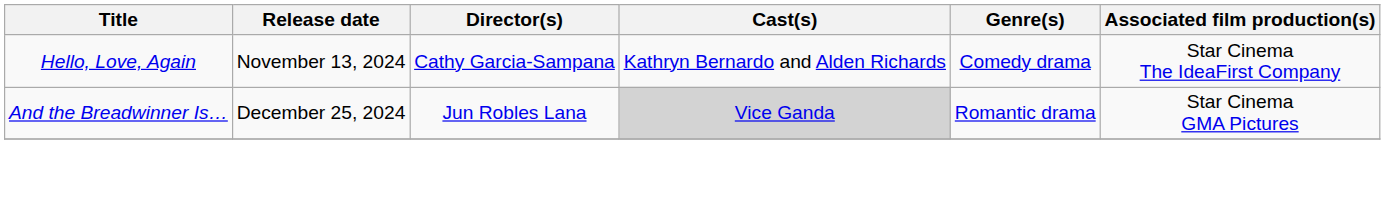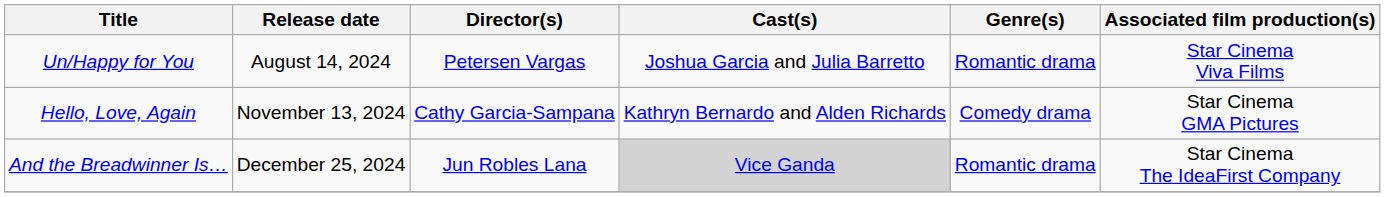+ row: (118, 60)
(1240, 60) Star Cinema The IdeaFirst Company -> (1240, 113) Star Cinema GMA Pictures
(1240, 113) Star Cinema GMA Pictures -> (1240, 165) Star Cinema The IdeaFirst Company
